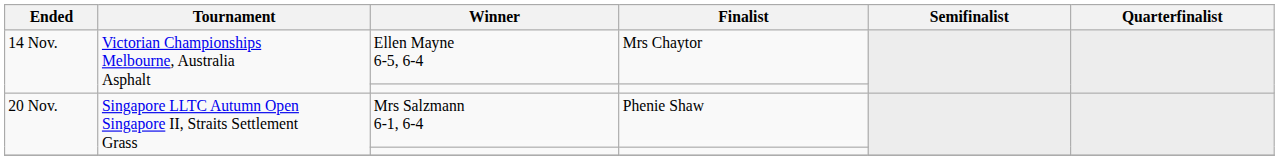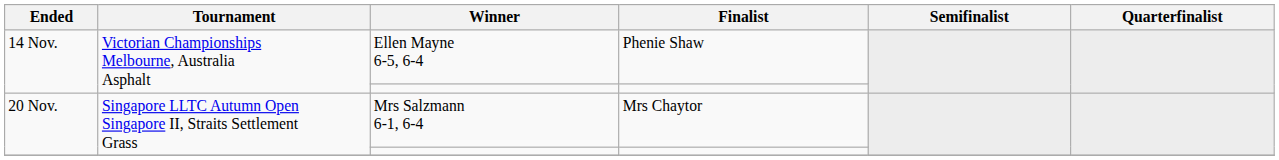(662, 42) Mrs Chaytor -> (663, 42) Phenie Shaw
(663, 105) Phenie Shaw -> (662, 105) Mrs Chaytor
